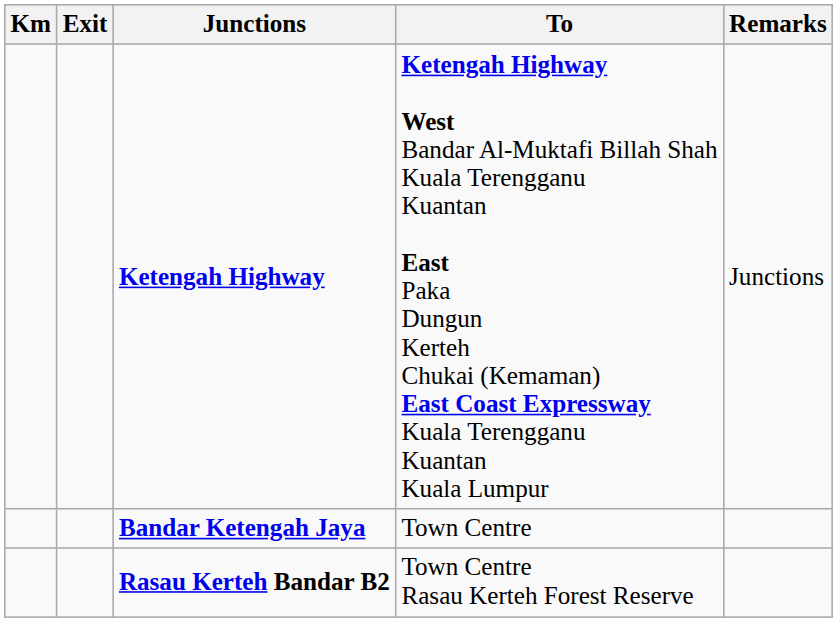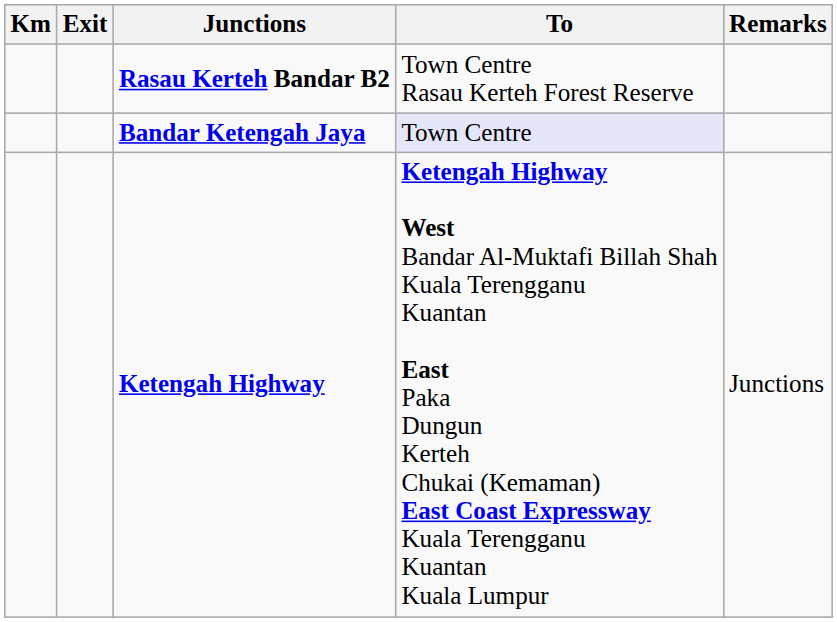rows swapped: (222, 276) <-> (254, 581)
(466, 527) no background -> (466, 132) lavender background
